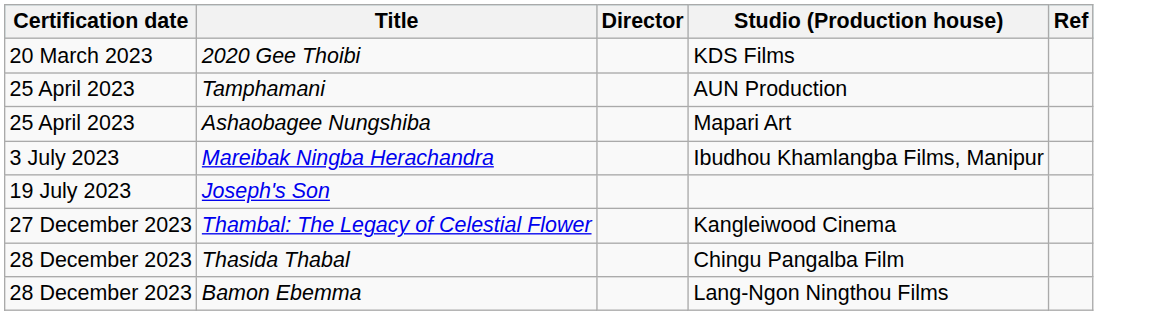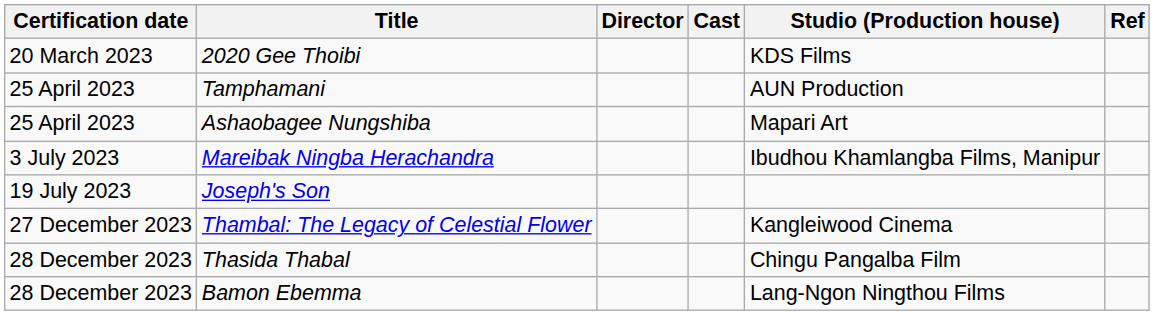+ column: (717, 21)
